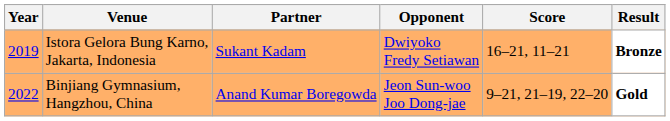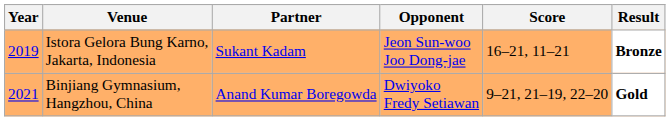(431, 51) Dwiyoko Fredy Setiawan -> (427, 51) Jeon Sun-woo Joo Dong-jae
(23, 94) 2022 -> (23, 94) 2021
(427, 94) Jeon Sun-woo Joo Dong-jae -> (431, 94) Dwiyoko Fredy Setiawan
